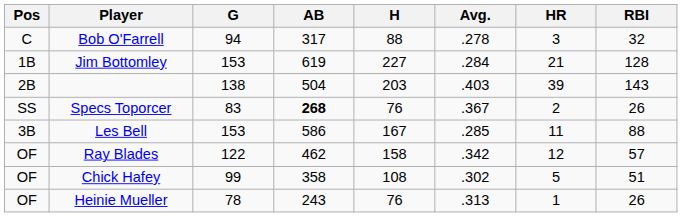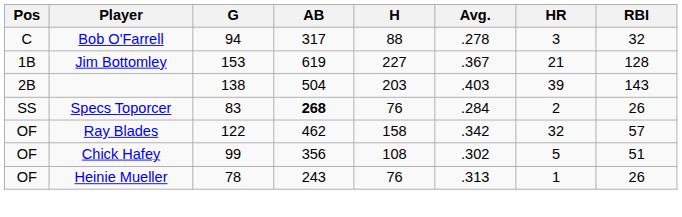(475, 62) .284 -> (475, 62) .367
(475, 108) .367 -> (475, 108) .284
- row: (121, 131)
(556, 154) 12 -> (556, 131) 32
(314, 177) 358 -> (314, 154) 356
